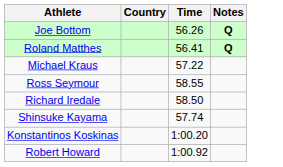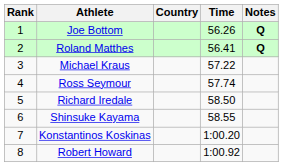+ column: (20, 13)
(189, 83) 58.55 -> (222, 83) 57.74
(189, 118) 57.74 -> (222, 118) 58.55
